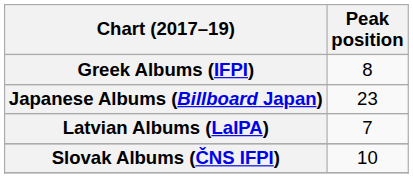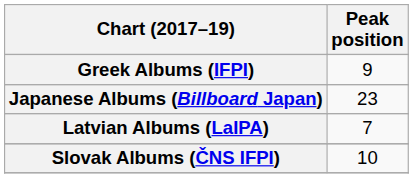(367, 69) 8 -> (367, 69) 9
